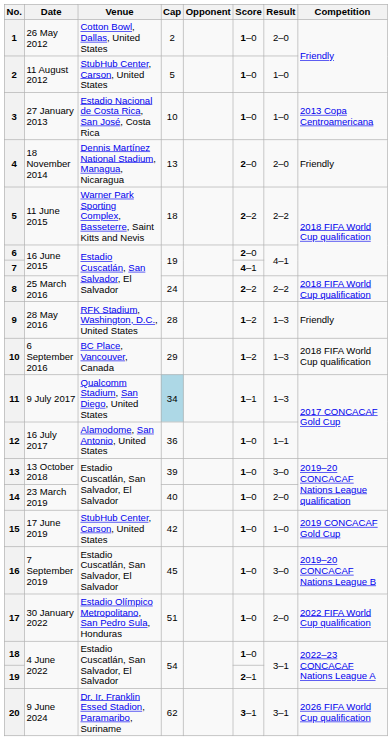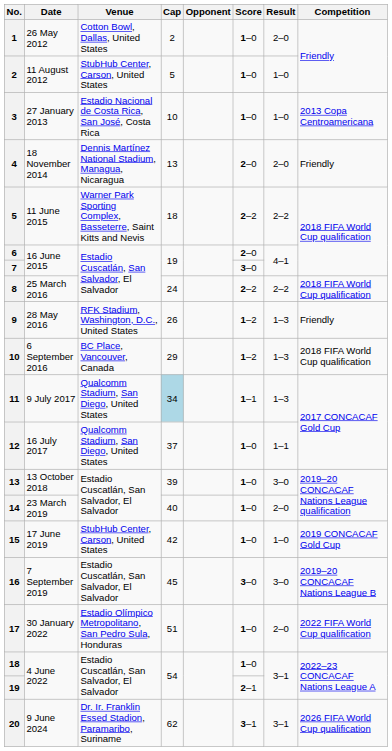(249, 268) 4–1 -> (249, 268) 3–0
(172, 320) 28 -> (172, 320) 26
(117, 440) Alamodome, San Antonio, United States -> (109, 446) Qualcomm Stadium, San Diego, United States
(172, 440) 36 -> (172, 446) 37
(249, 571) 1–0 -> (249, 581) 3–0
